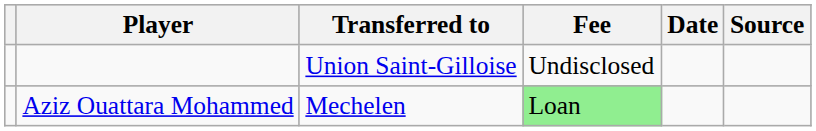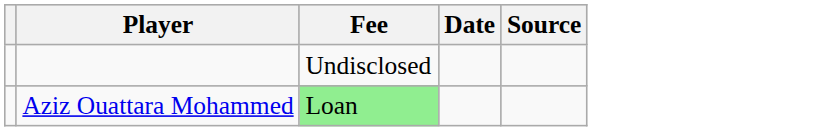- column: (411, 24)
